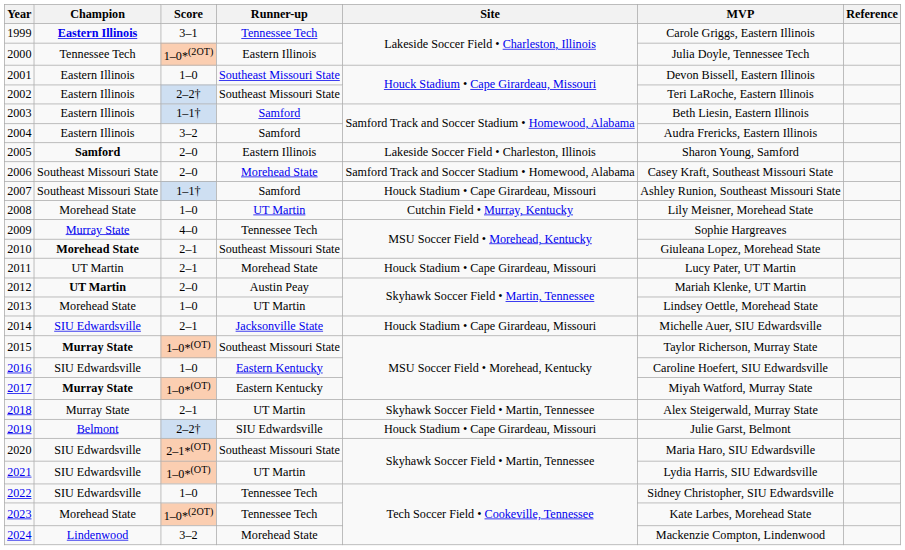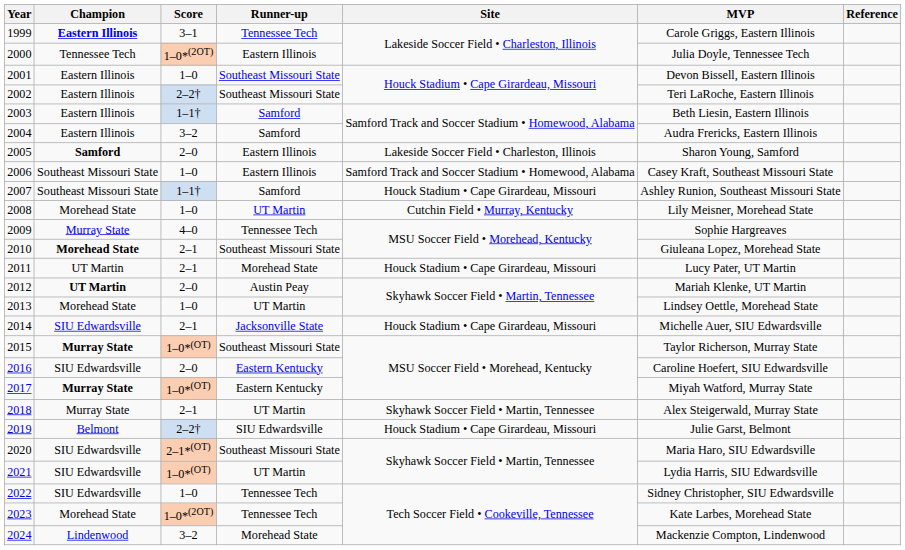(188, 171) 2–0 -> (188, 171) 1–0
(279, 171) Morehead State -> (279, 171) Eastern Illinois
(188, 367) 1–0 -> (188, 367) 2–0
